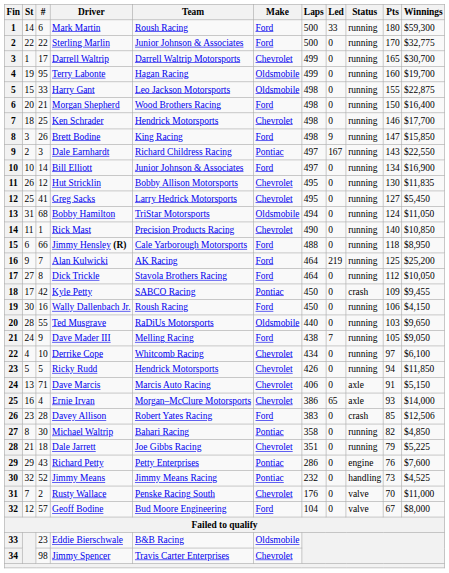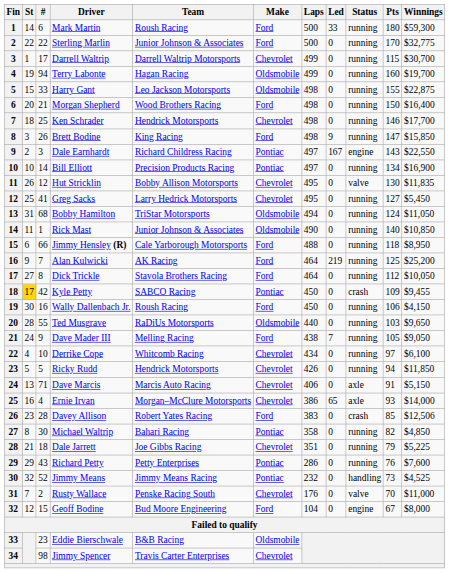(393, 59) 165 -> (392, 59) 115
(43, 74) 95 -> (43, 74) 94
(363, 152) running -> (361, 152) engine
(189, 167) Junior Johnson & Associates -> (185, 167) Precision Products Racing
(264, 167) Ford -> (270, 167) Pontiac
(363, 183) running -> (358, 183) valve
(185, 229) Precision Products Racing -> (189, 229) Junior Johnson & Associates
(274, 229) Chevrolet -> (278, 229) Oldsmobile
(29, 292) no background -> (29, 292) gold background
(361, 463) engine -> (363, 463) running
(43, 509) 57 -> (43, 509) 15
(358, 509) valve -> (361, 509) engine
